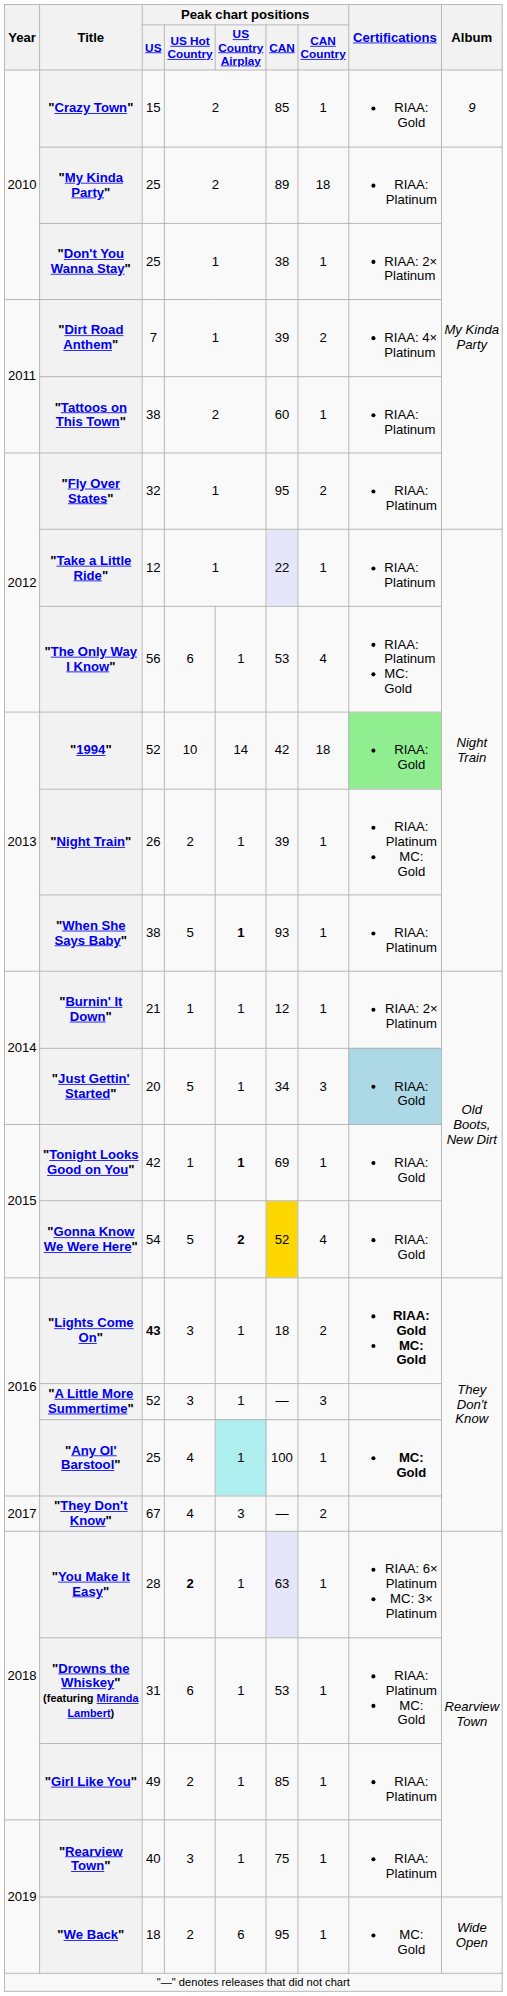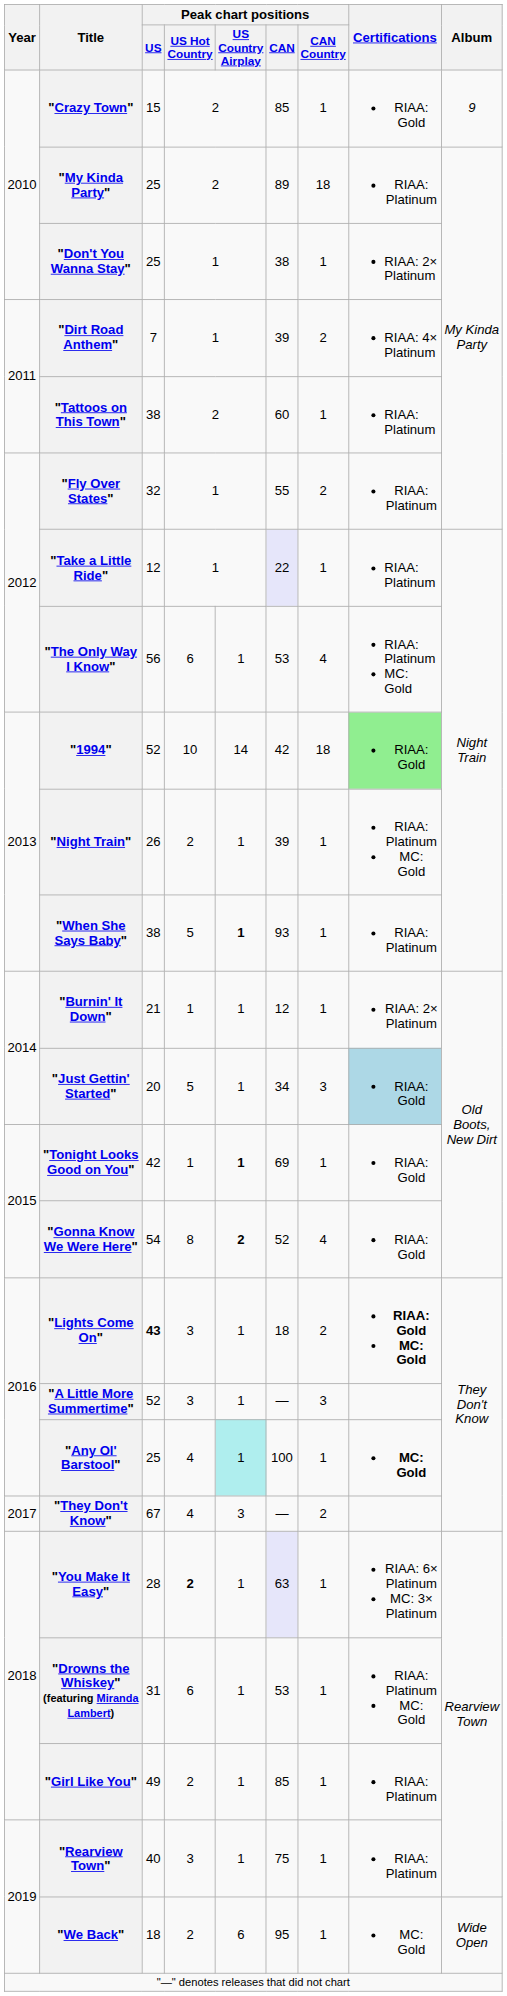(282, 491) 95 -> (282, 491) 55
(190, 1239) 5 -> (190, 1239) 8
(282, 1239) gold background -> (282, 1239) no background
